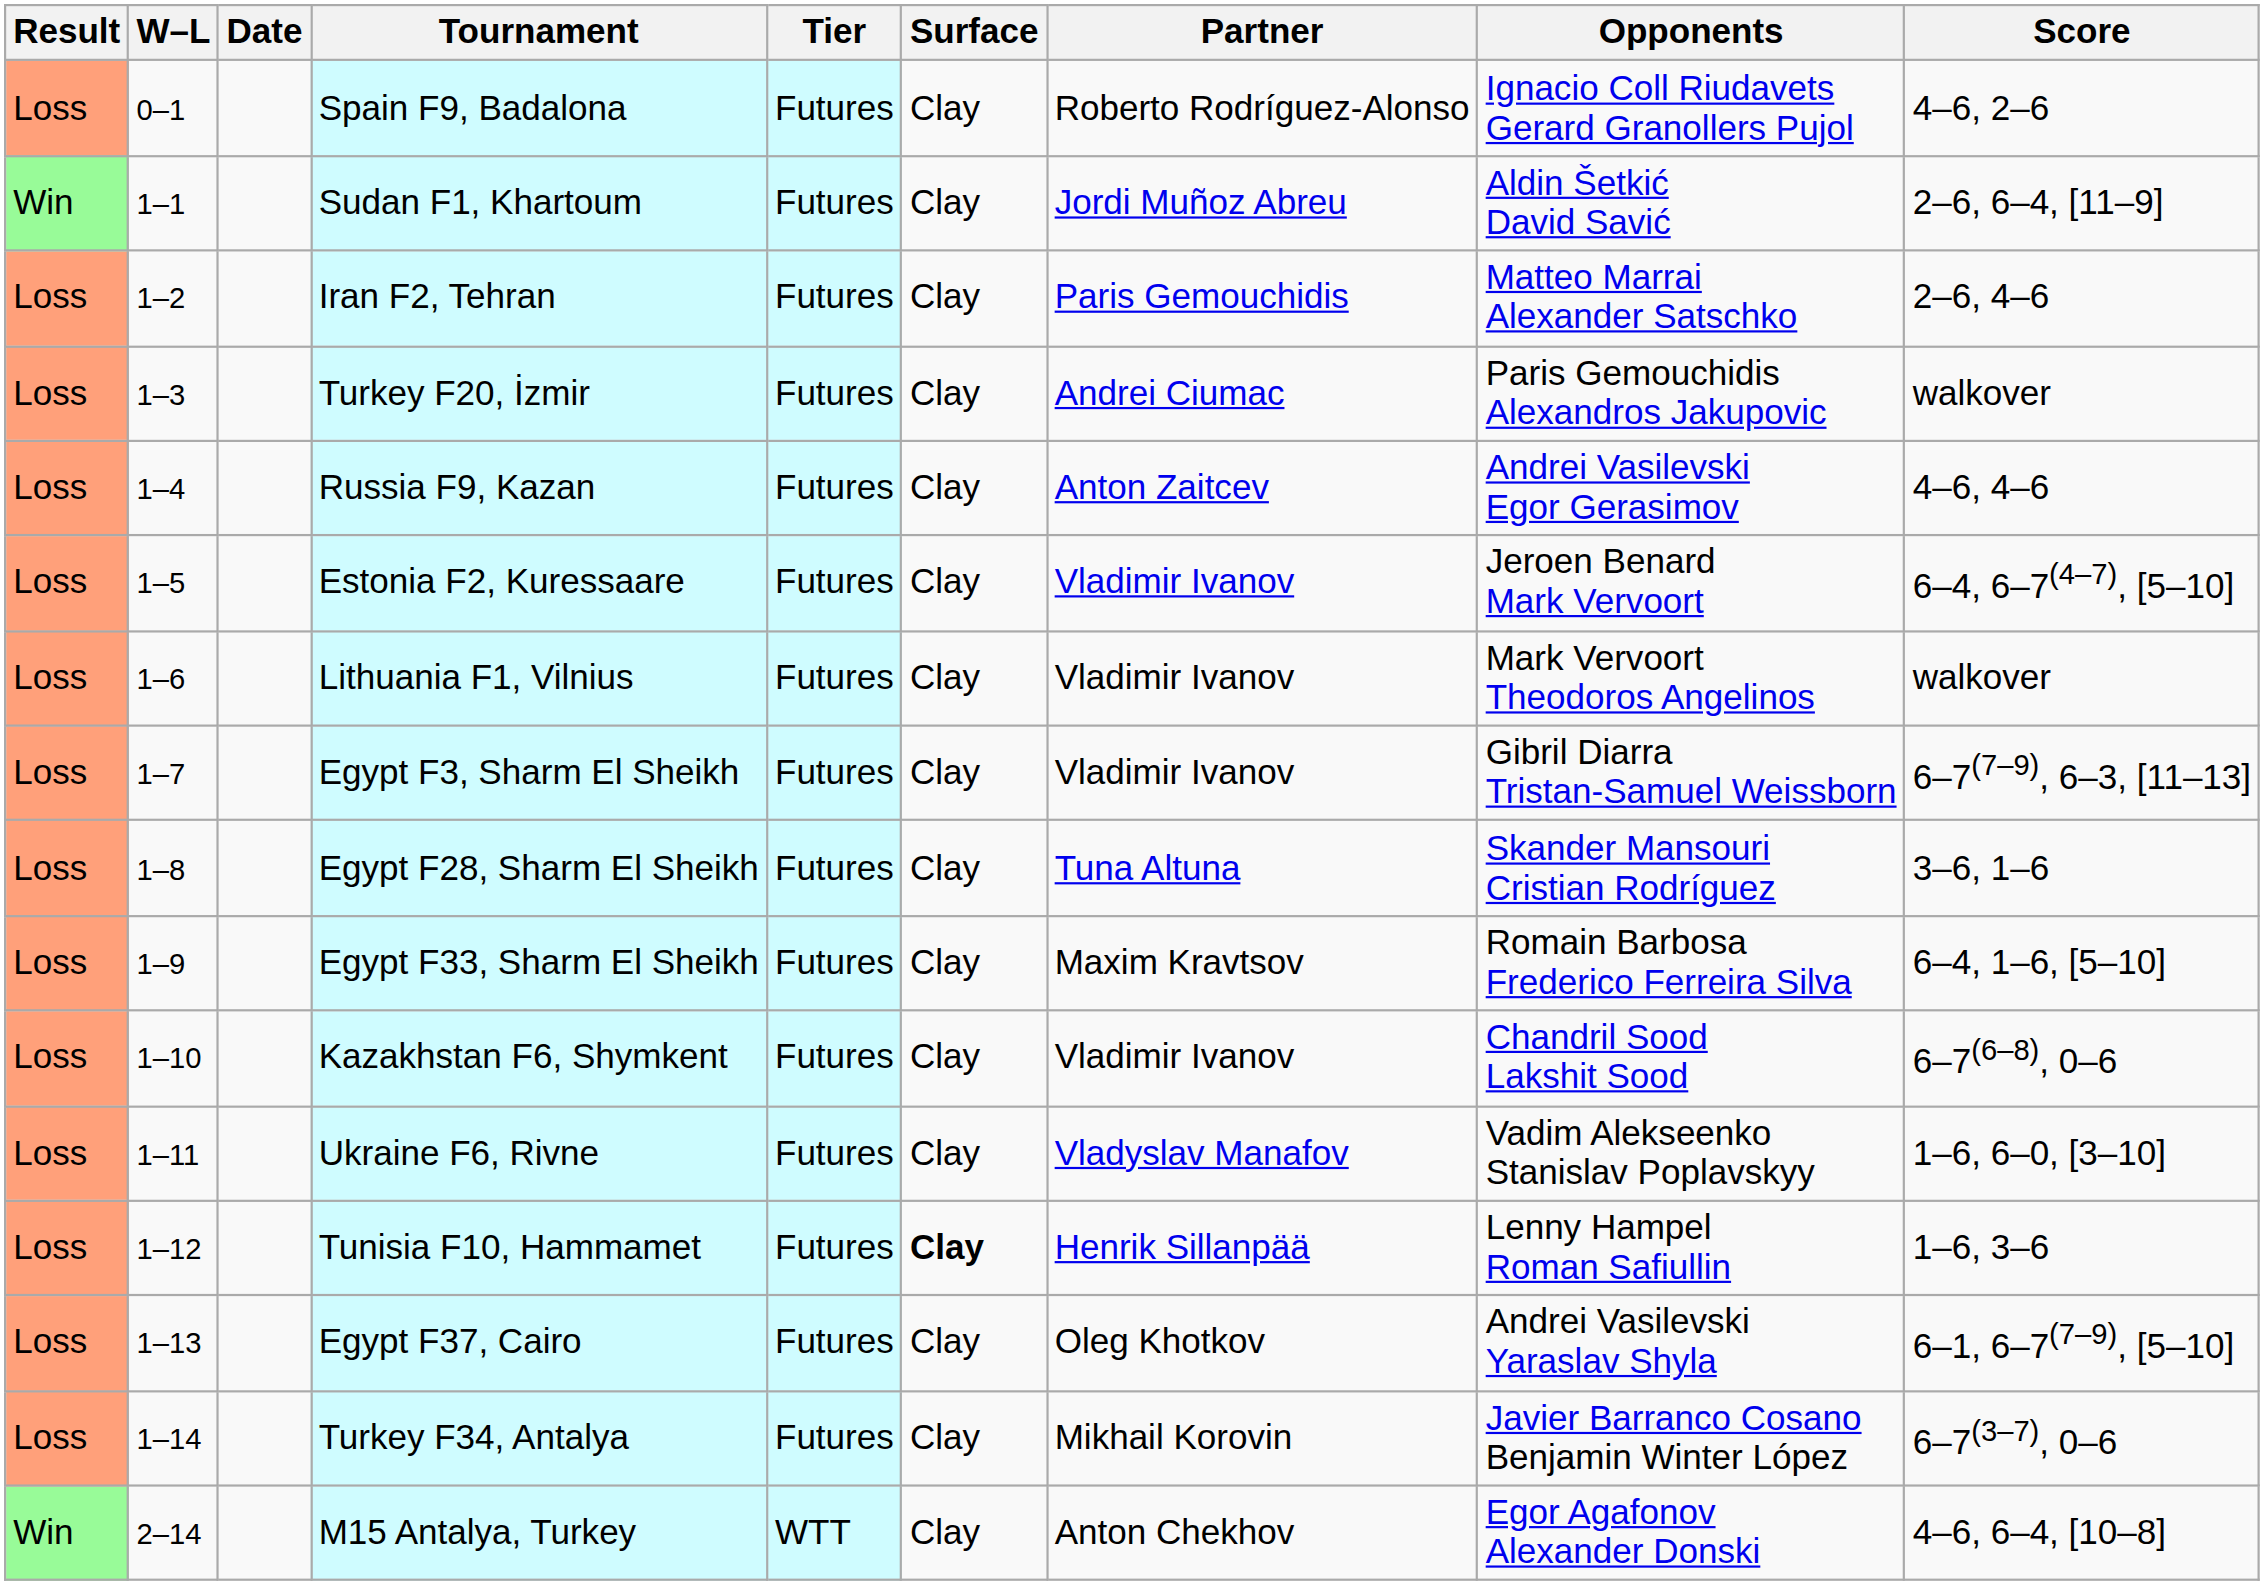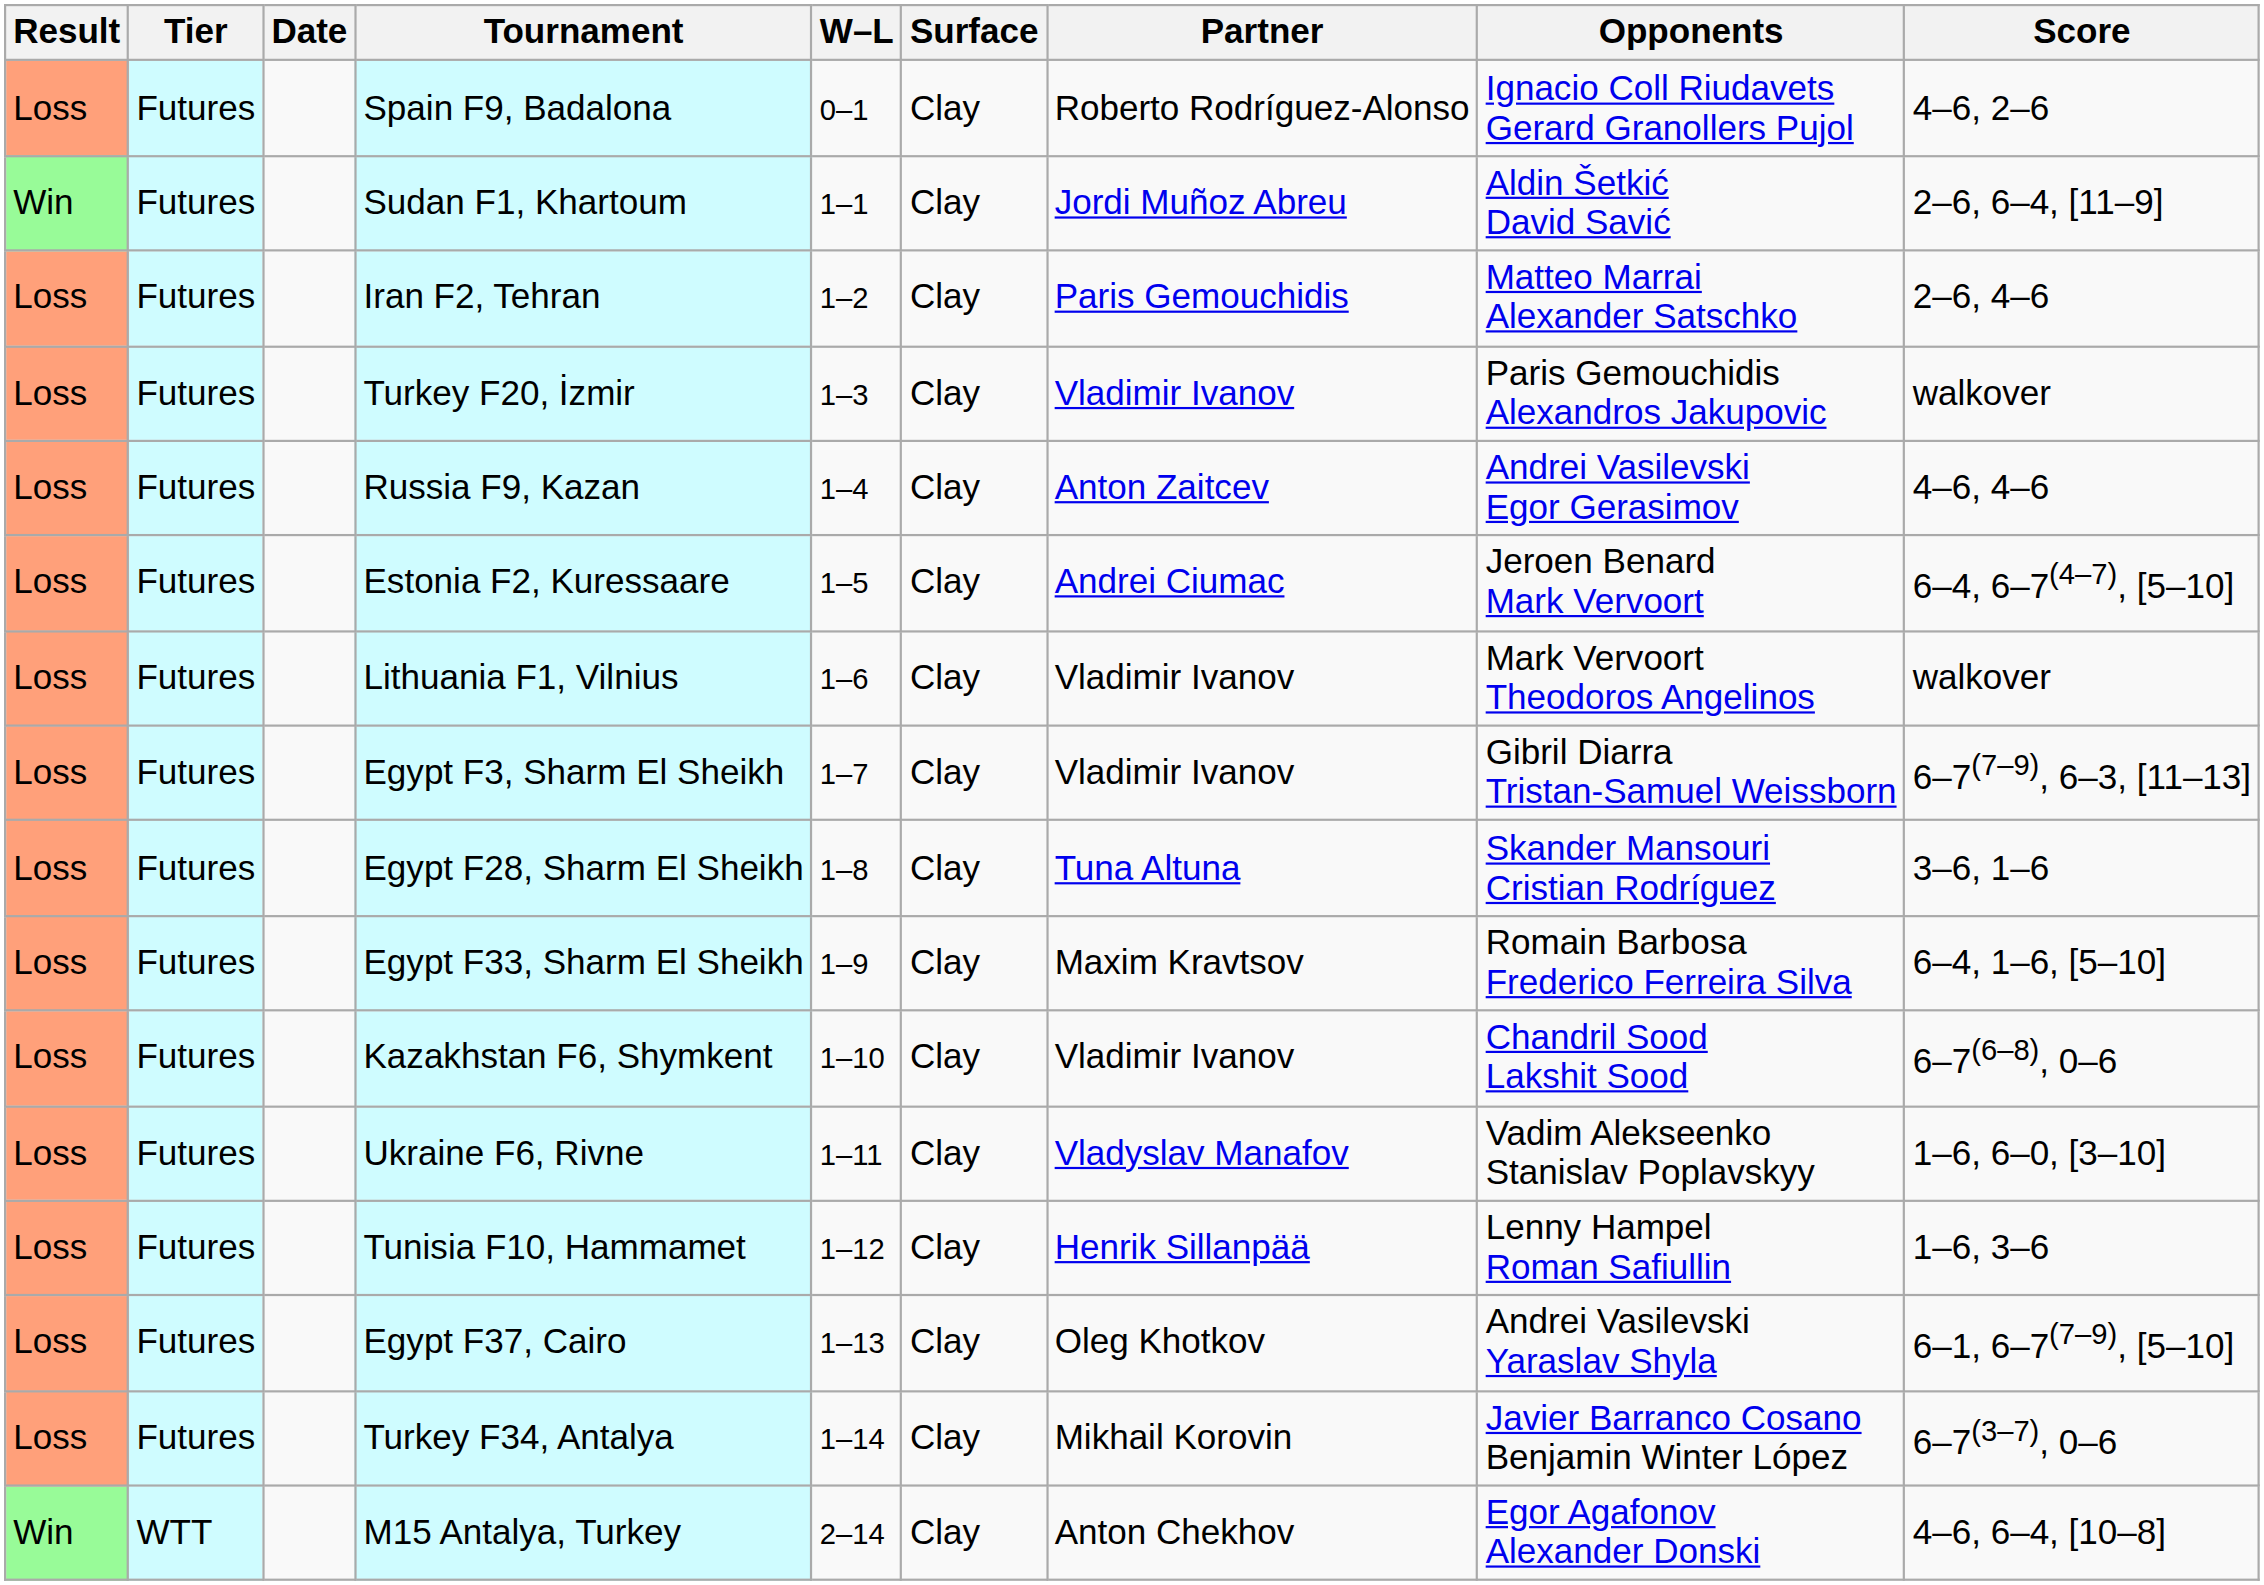columns swapped: (173, 32) <-> (834, 32)
(1170, 392) Andrei Ciumac -> (1174, 392) Vladimir Ivanov
(1174, 582) Vladimir Ivanov -> (1170, 582) Andrei Ciumac
(947, 1247) bold -> (945, 1247) normal
